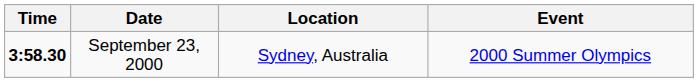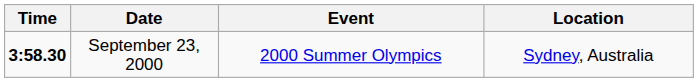columns swapped: (560, 18) <-> (323, 18)
